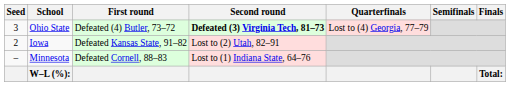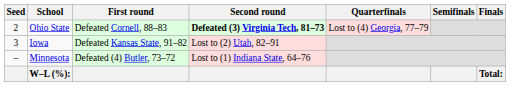(16, 28) 3 -> (16, 28) 2
(125, 28) Defeated (4) Butler, 73–72 -> (121, 28) Defeated Cornell, 88–83
(16, 43) 2 -> (16, 43) 3
(121, 58) Defeated Cornell, 88–83 -> (125, 58) Defeated (4) Butler, 73–72
